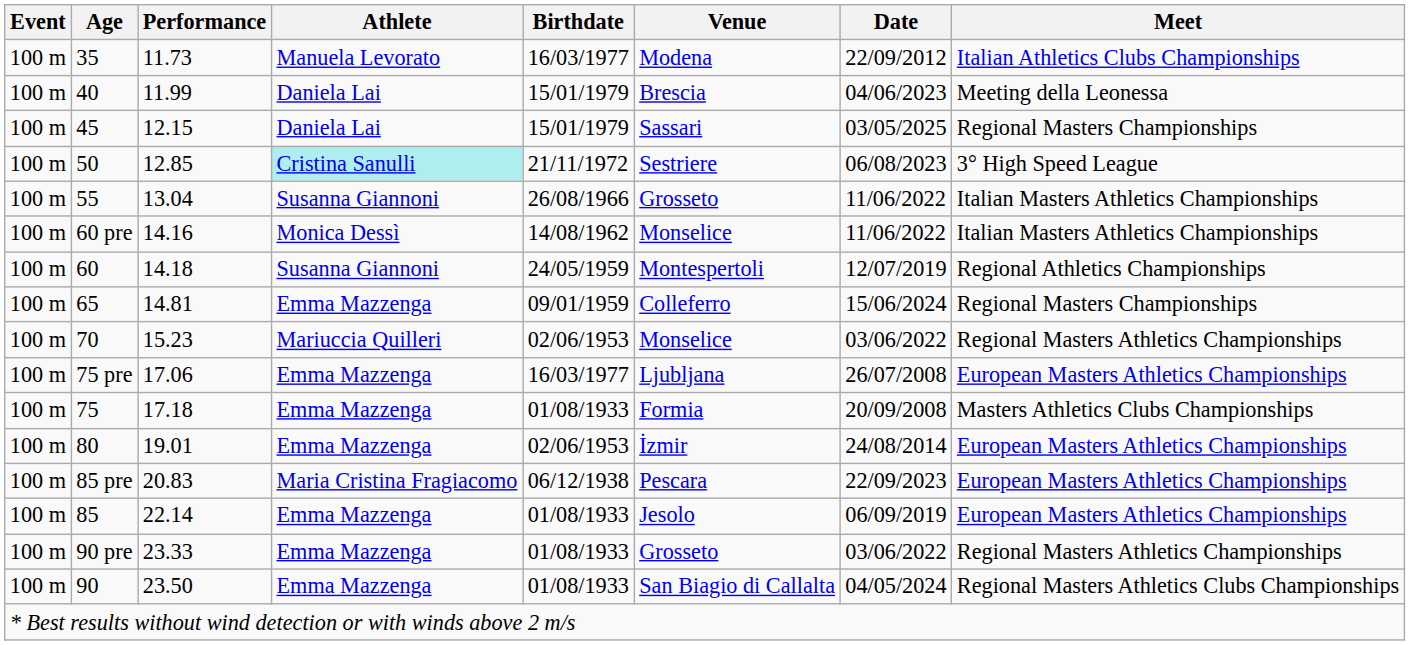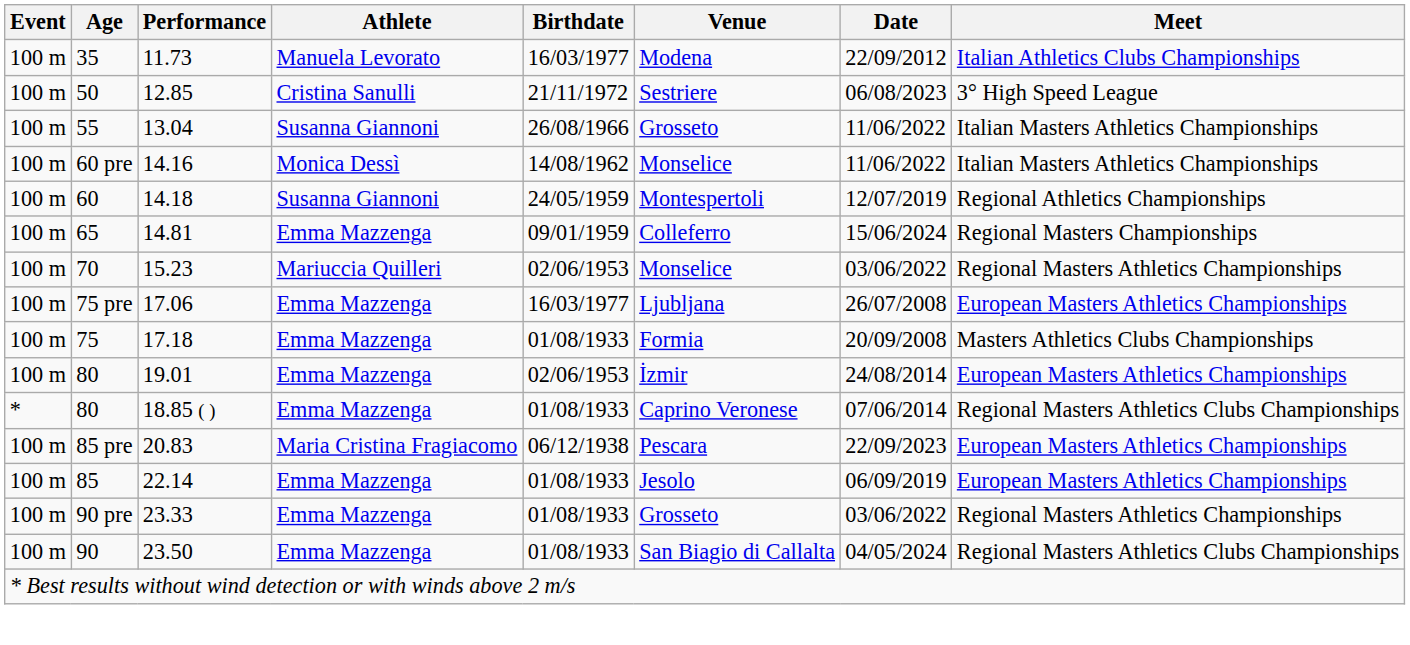- row: (167, 92)
- row: (168, 127)
(346, 163) paleturquoise background -> (346, 92) no background
+ row: (179, 410)
